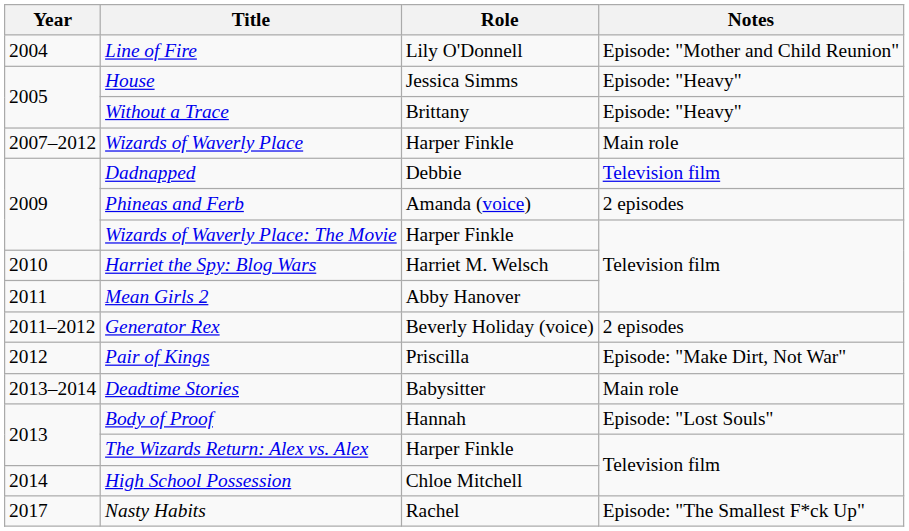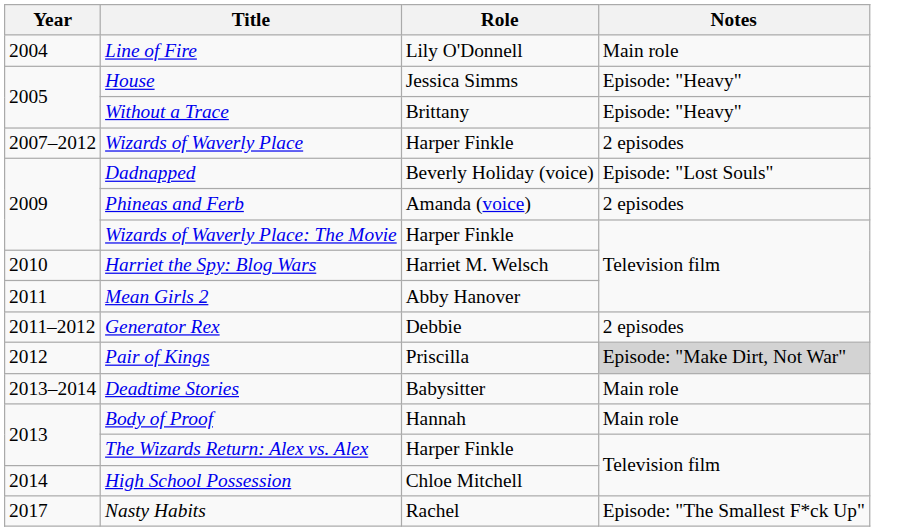(751, 50) Episode: "Mother and Child Reunion" -> (641, 50) Main role
(641, 142) Main role -> (643, 142) 2 episodes
(434, 173) Debbie -> (500, 173) Beverly Holiday (voice)
(661, 173) Television film -> (688, 173) Episode: "Lost Souls"
(500, 326) Beverly Holiday (voice) -> (434, 326) Debbie
(724, 357) no background -> (724, 357) lightgrey background
(688, 419) Episode: "Lost Souls" -> (641, 419) Main role
